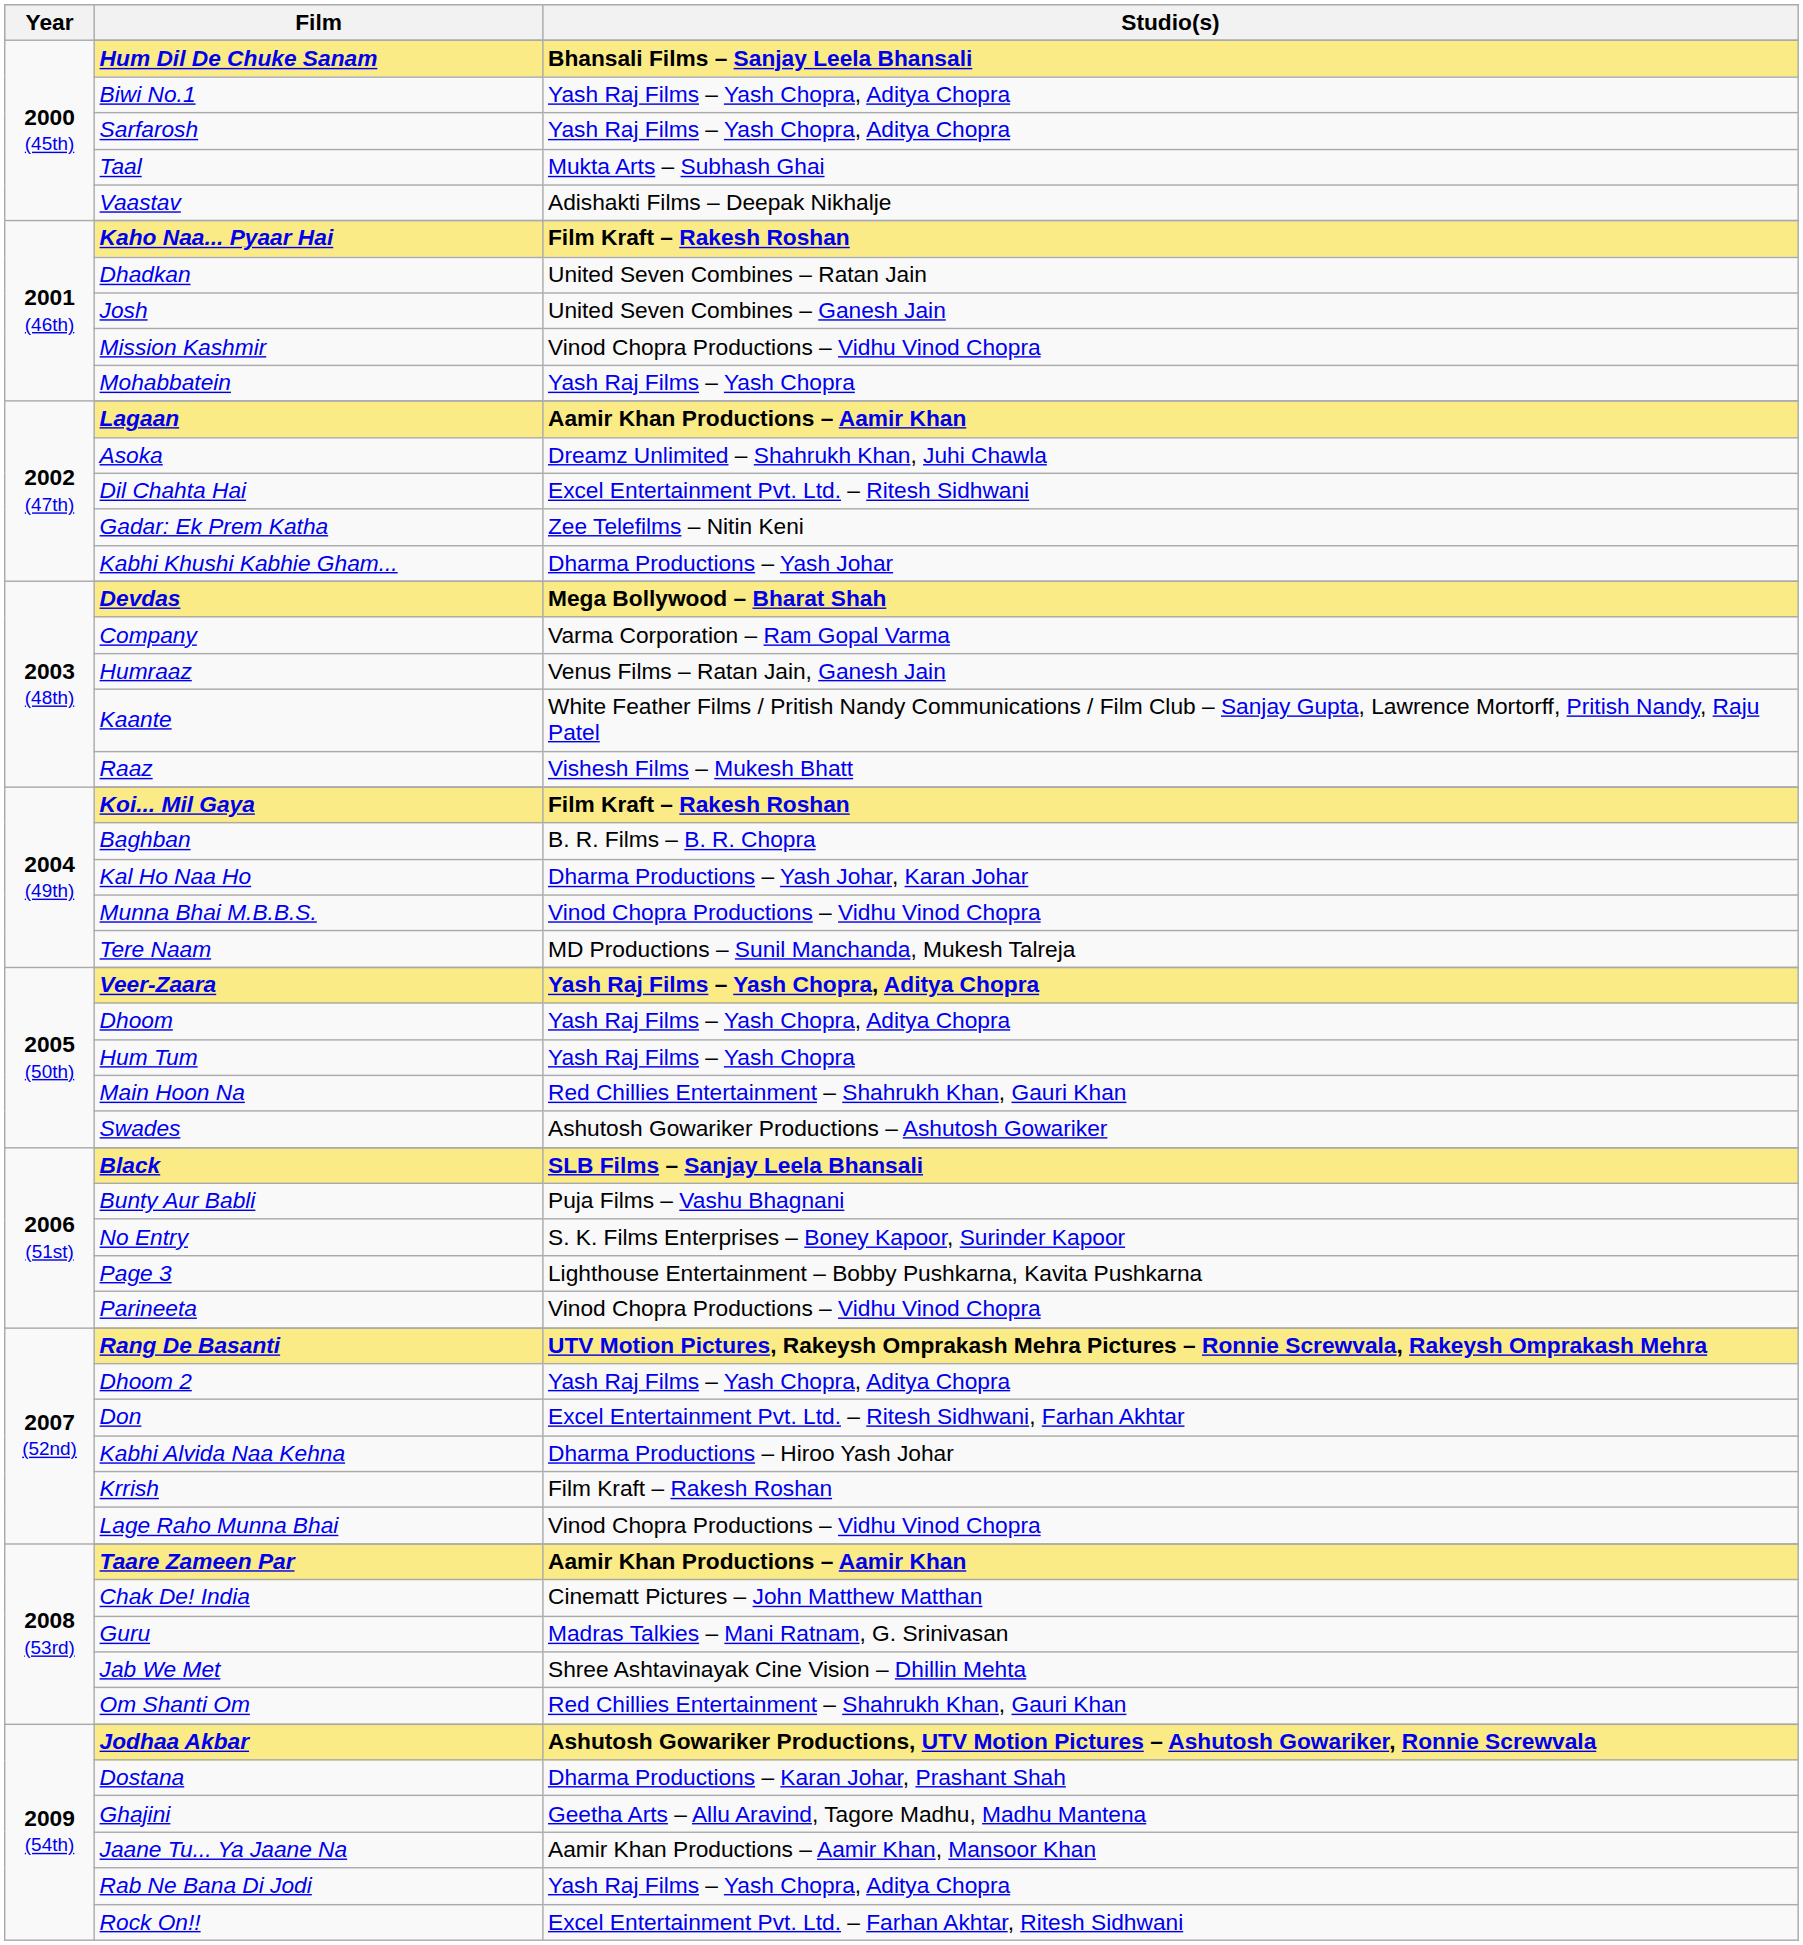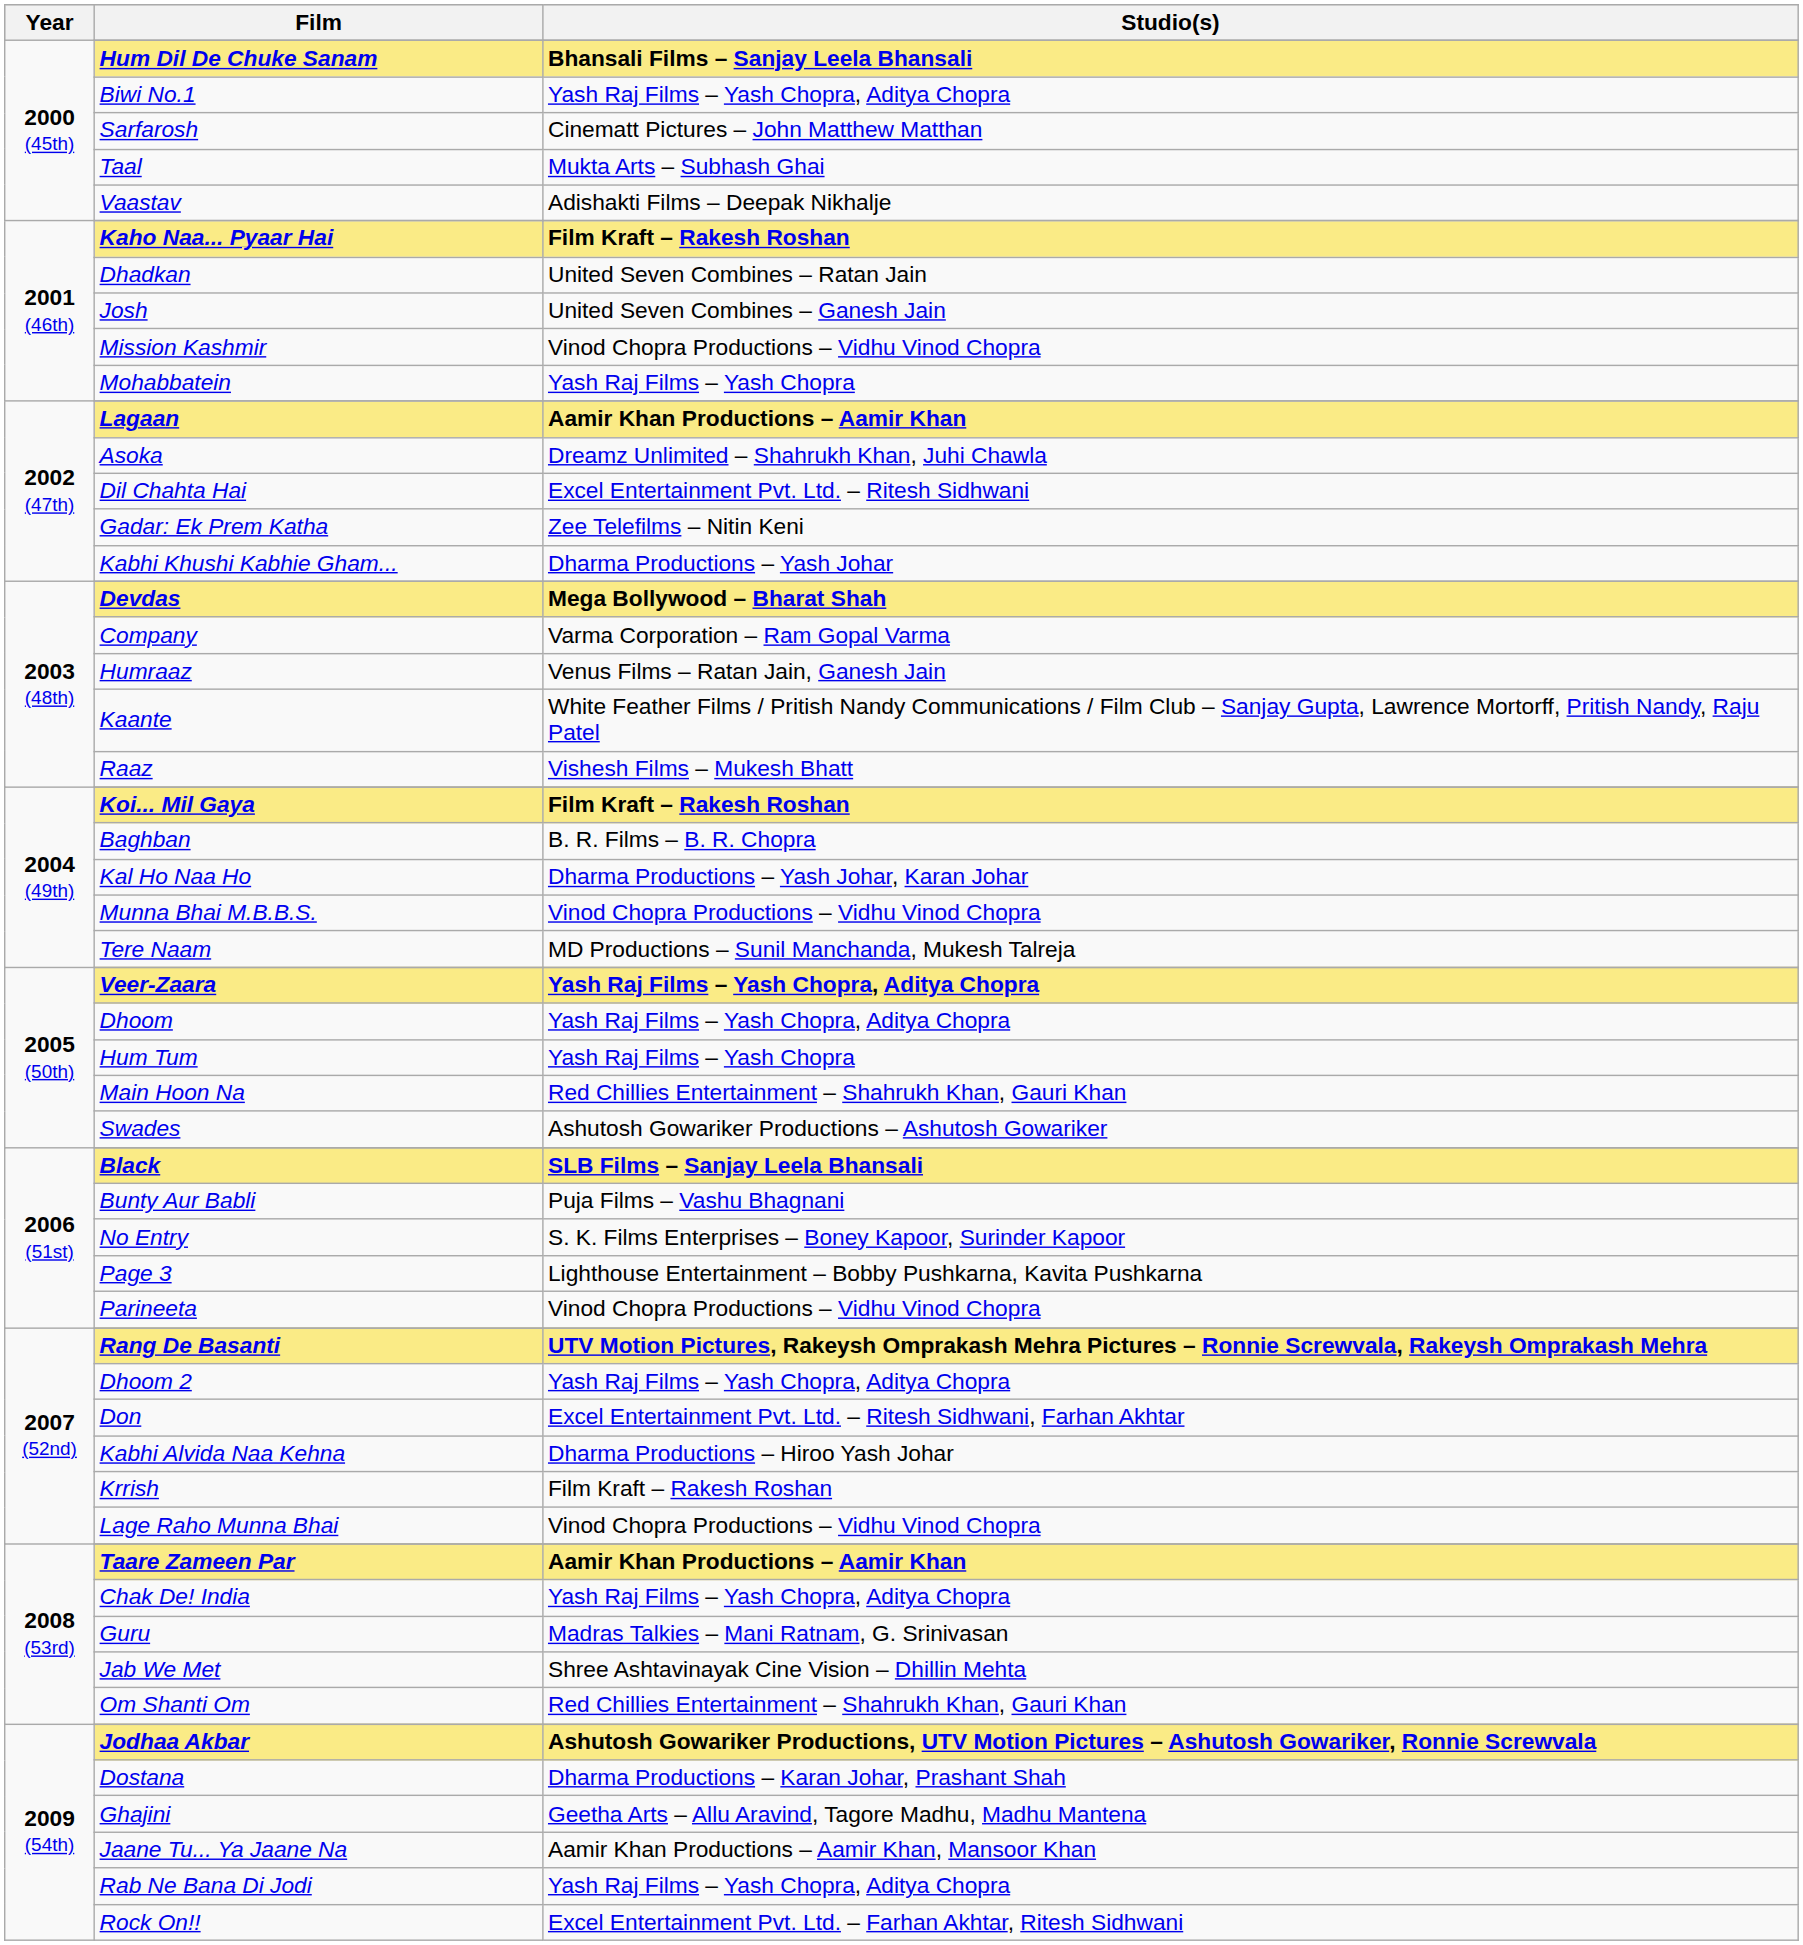(779, 130) Yash Raj Films – Yash Chopra, Aditya Chopra -> (765, 130) Cinematt Pictures – John Matthew Matthan
(765, 1597) Cinematt Pictures – John Matthew Matthan -> (779, 1597) Yash Raj Films – Yash Chopra, Aditya Chopra
